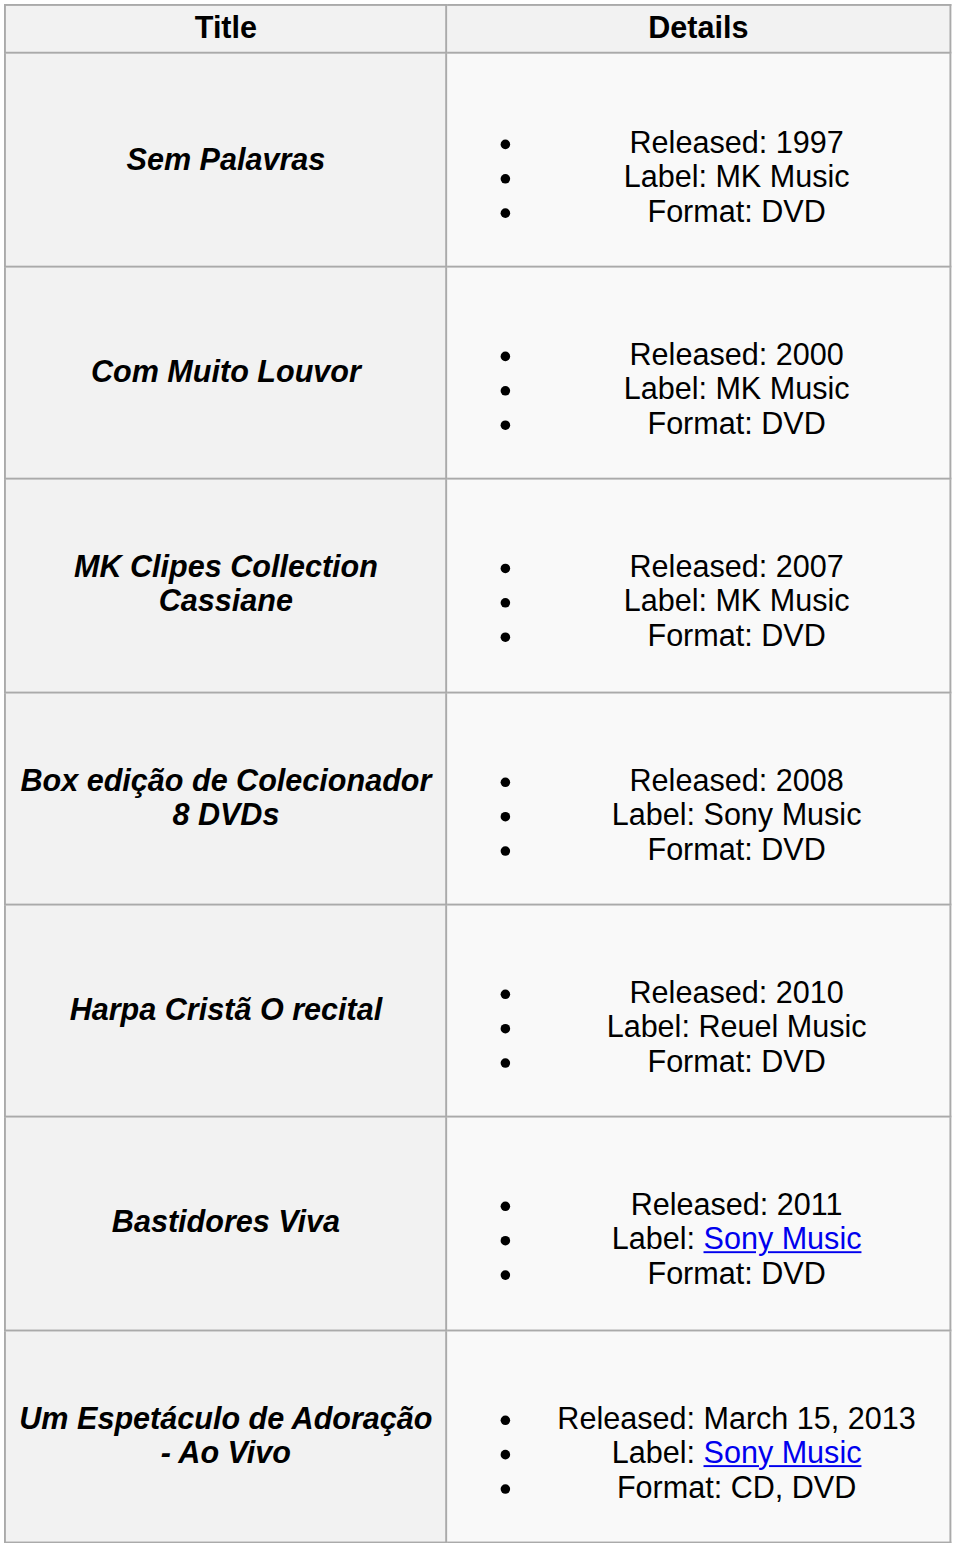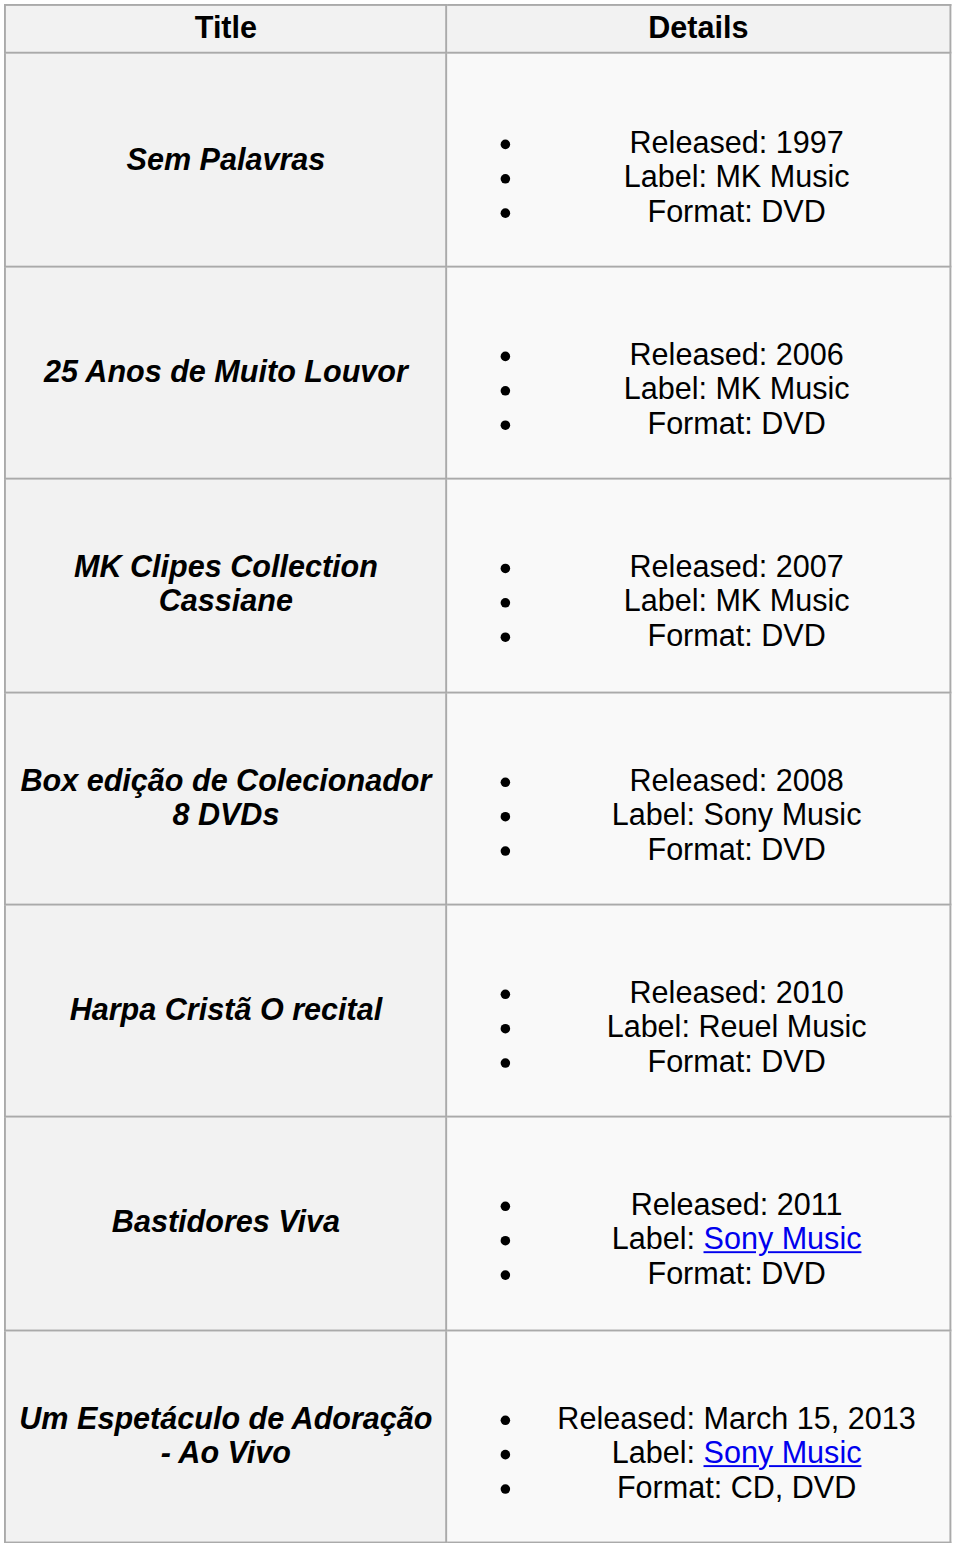- row: (226, 372)
+ row: (226, 372)
